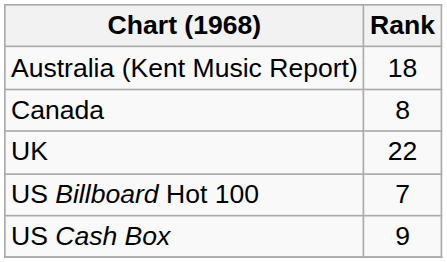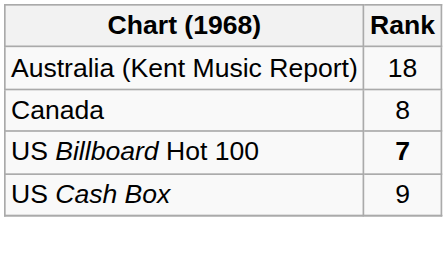- row: (29, 151)
(403, 194) normal -> (403, 151) bold
